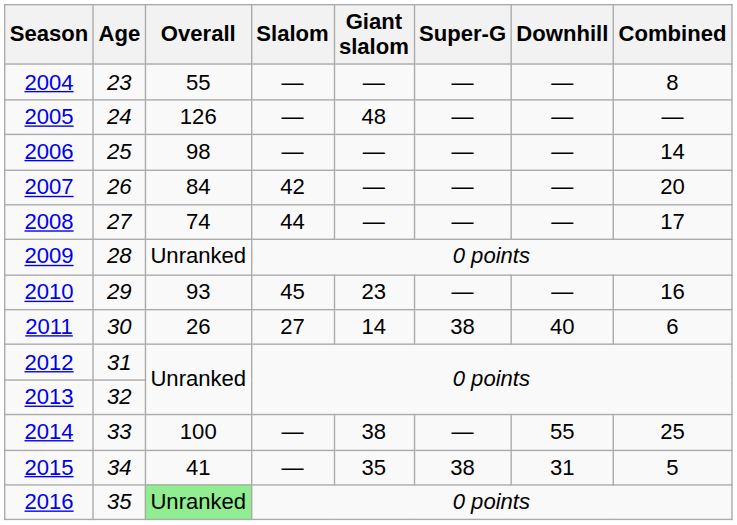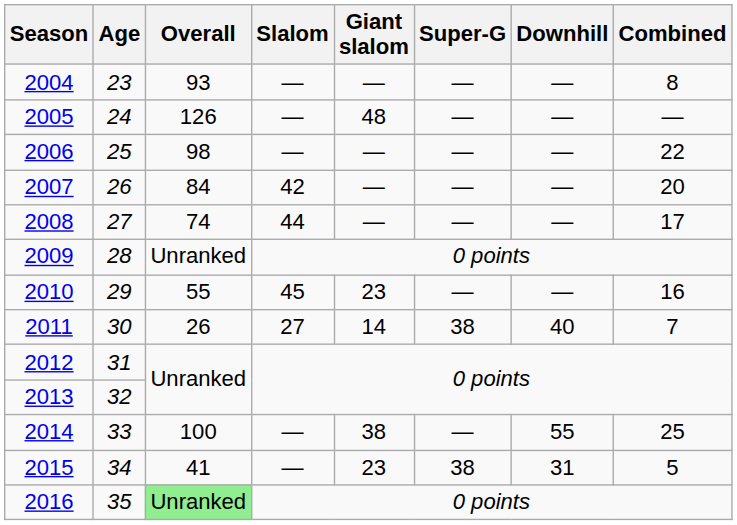(198, 81) 55 -> (198, 81) 93
(672, 151) 14 -> (672, 151) 22
(198, 291) 93 -> (198, 291) 55
(672, 326) 6 -> (672, 326) 7
(374, 467) 35 -> (374, 467) 23
